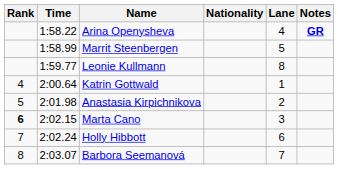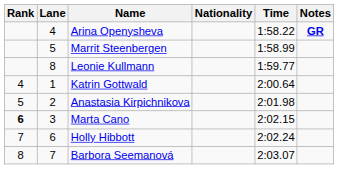columns swapped: (282, 13) <-> (58, 13)
